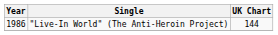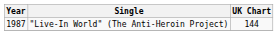(16, 24) 1986 -> (16, 24) 1987
